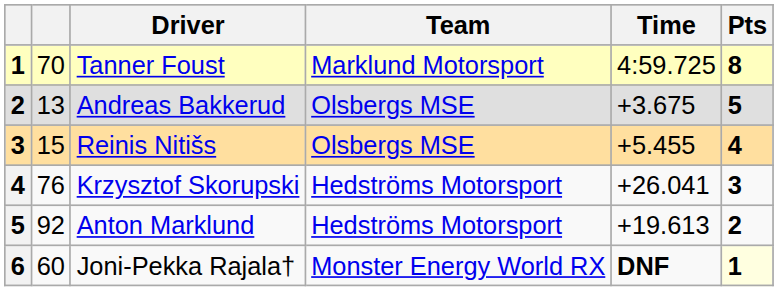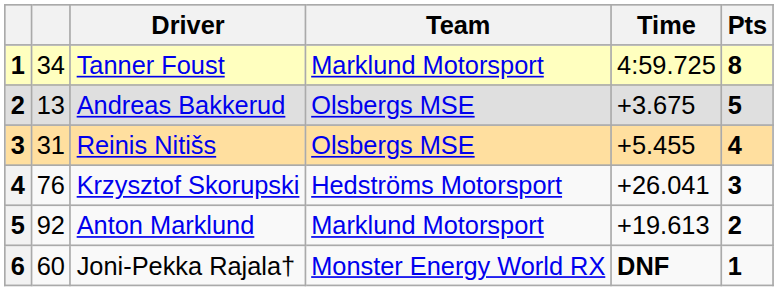(51, 65) 70 -> (51, 65) 34
(51, 146) 15 -> (51, 146) 31
(437, 226) Hedströms Motorsport -> (427, 226) Marklund Motorsport
(735, 266) lightyellow background -> (735, 266) no background
